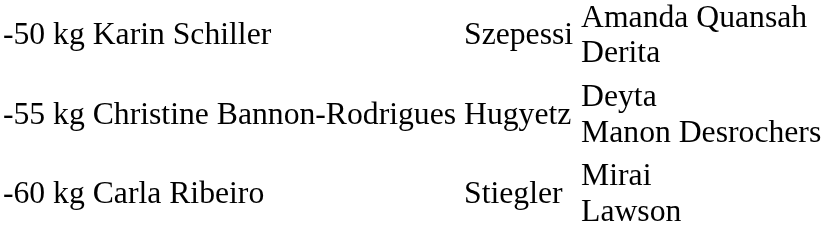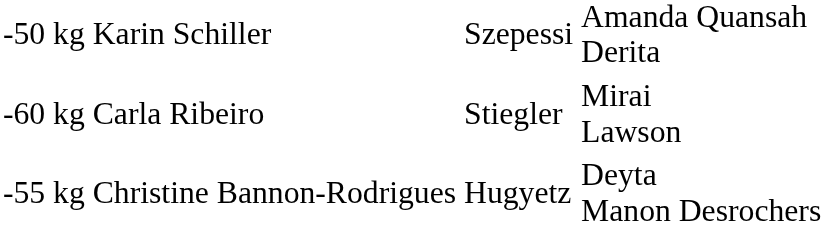rows swapped: (44, 113) <-> (44, 192)
